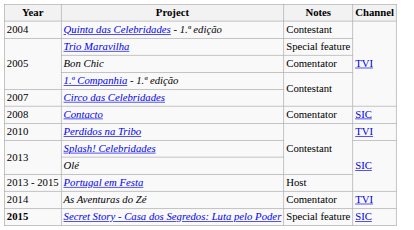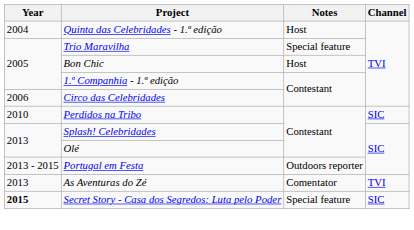(309, 30) Contestant -> (296, 30) Host
(312, 64) Comentator -> (296, 64) Host
(18, 98) 2007 -> (18, 98) 2006
- row: (83, 115)
(364, 132) TVI -> (376, 115) SIC
(296, 183) Host -> (325, 166) Outdoors reporter
(18, 200) 2014 -> (18, 183) 2013
